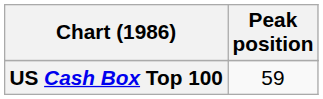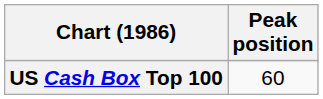(273, 77) 59 -> (273, 77) 60
